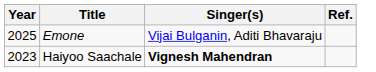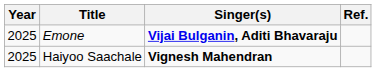(235, 35) normal -> (243, 35) bold
(22, 56) 2023 -> (22, 56) 2025
